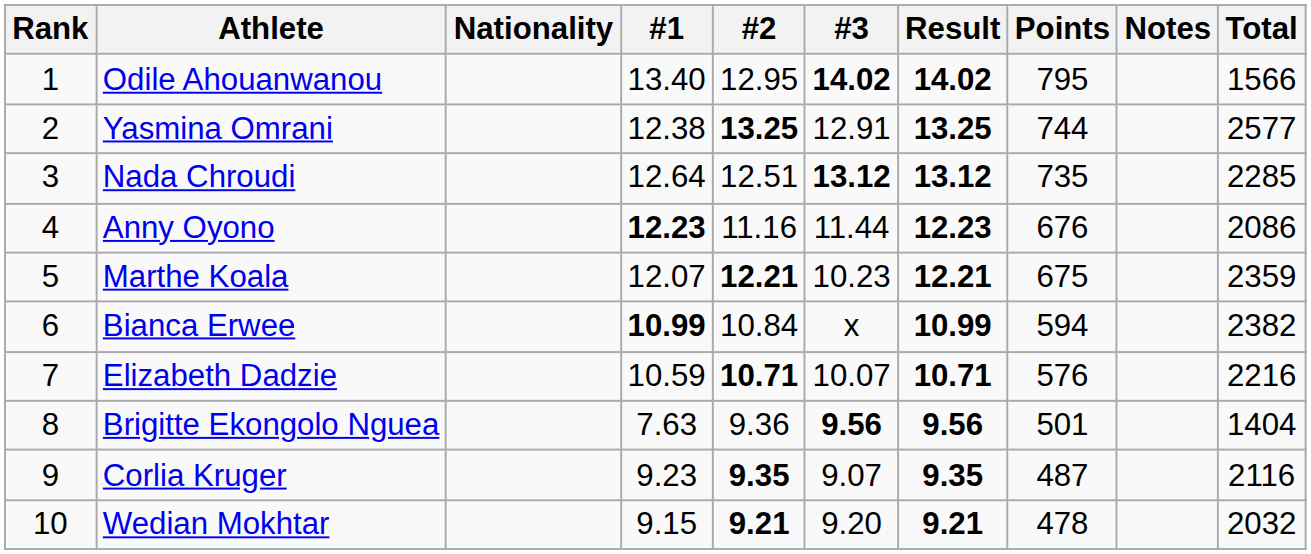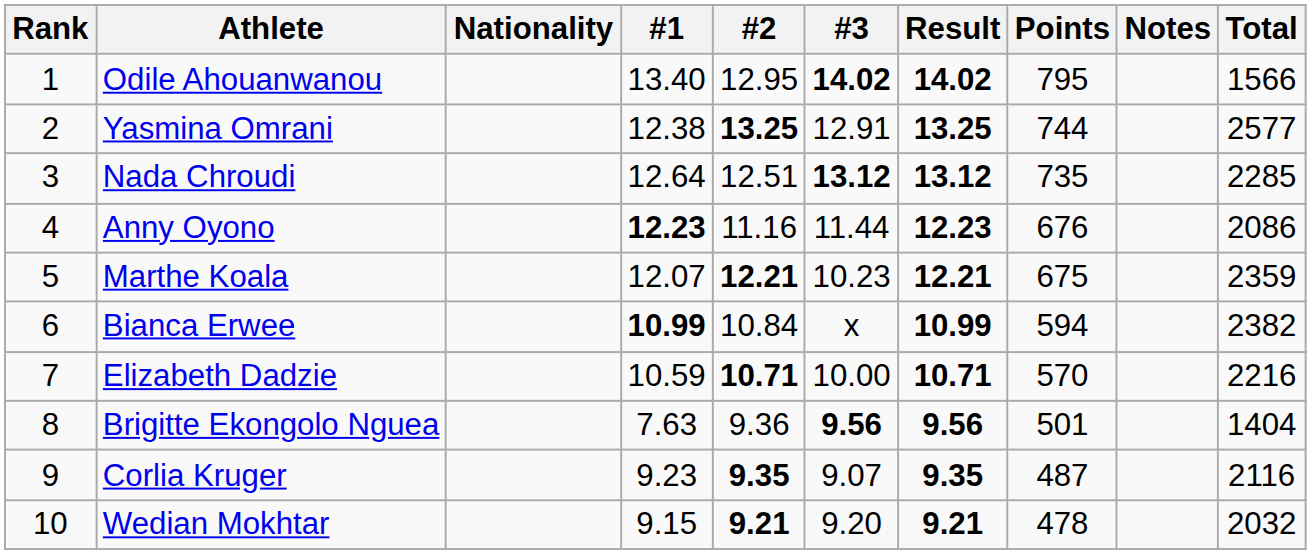(852, 375) 10.07 -> (852, 375) 10.00
(1062, 375) 576 -> (1062, 375) 570
